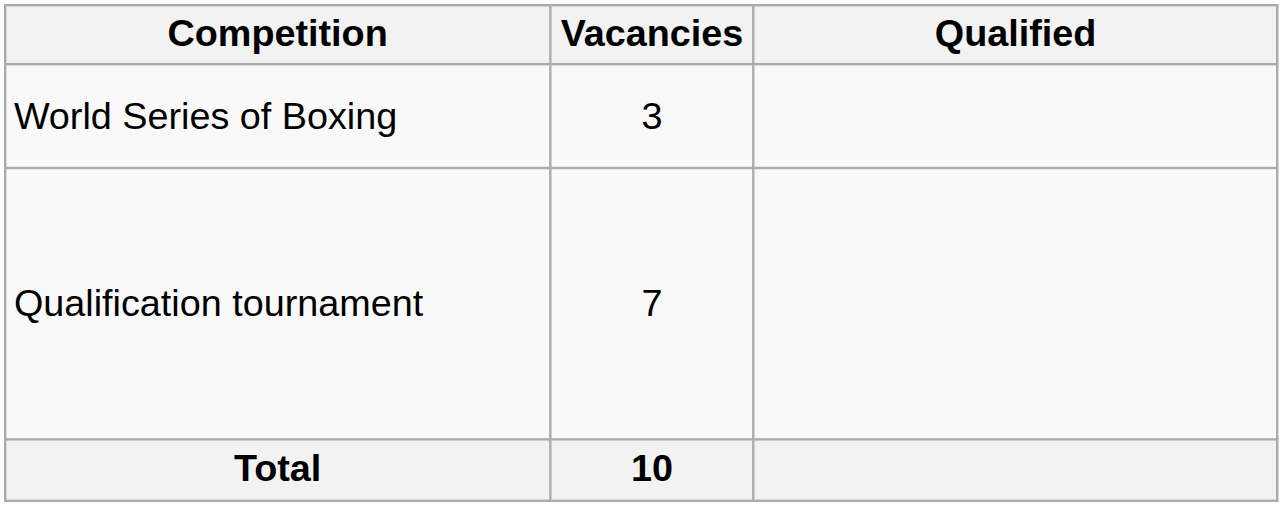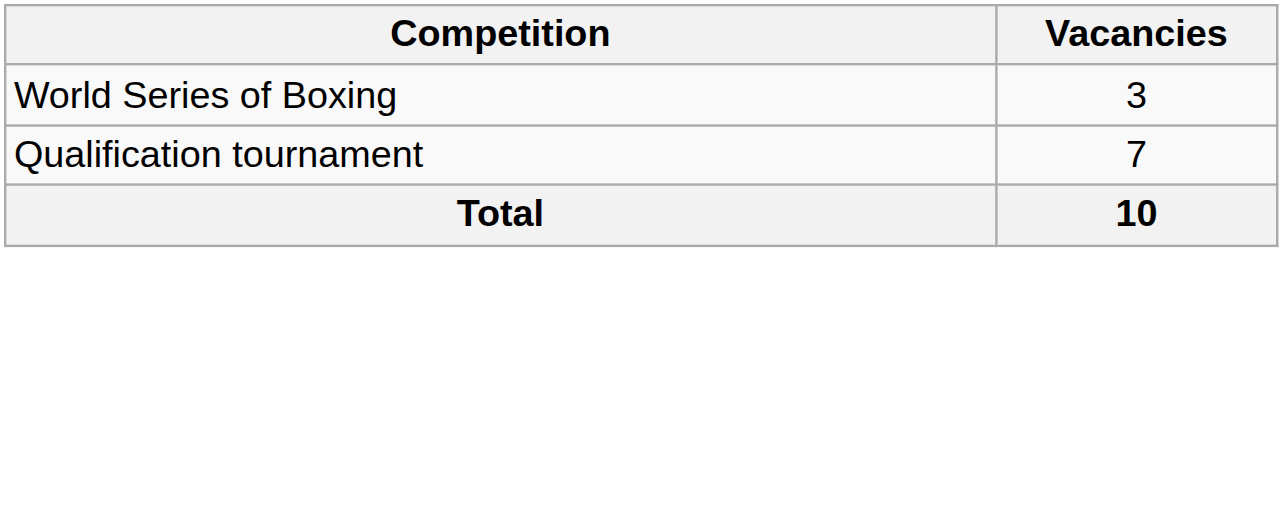- column: (1016, 34)
